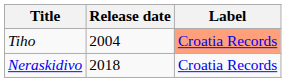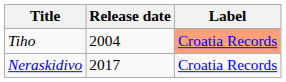(105, 65) 2018 -> (105, 65) 2017
